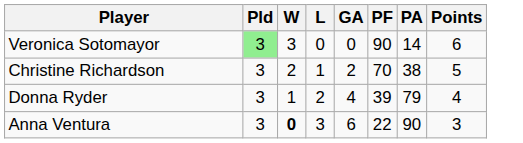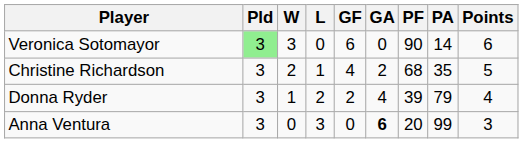+ column: (350, 17)
(382, 71) 70 -> (413, 71) 68
(412, 71) 38 -> (443, 71) 35
(292, 124) bold -> (292, 124) normal
(351, 124) normal -> (382, 124) bold
(382, 124) 22 -> (413, 124) 20
(412, 124) 90 -> (443, 124) 99
